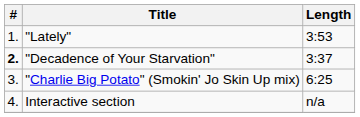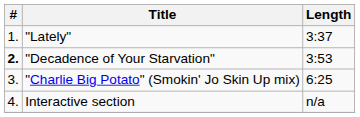(319, 36) 3:53 -> (319, 36) 3:37
(319, 58) 3:37 -> (319, 58) 3:53
